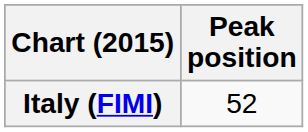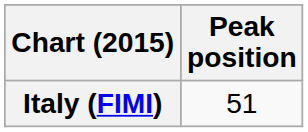(242, 103) 52 -> (242, 103) 51
